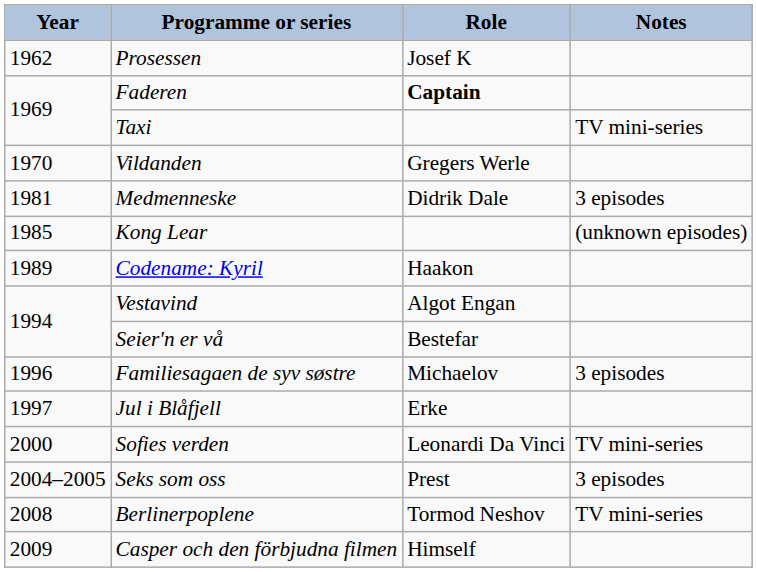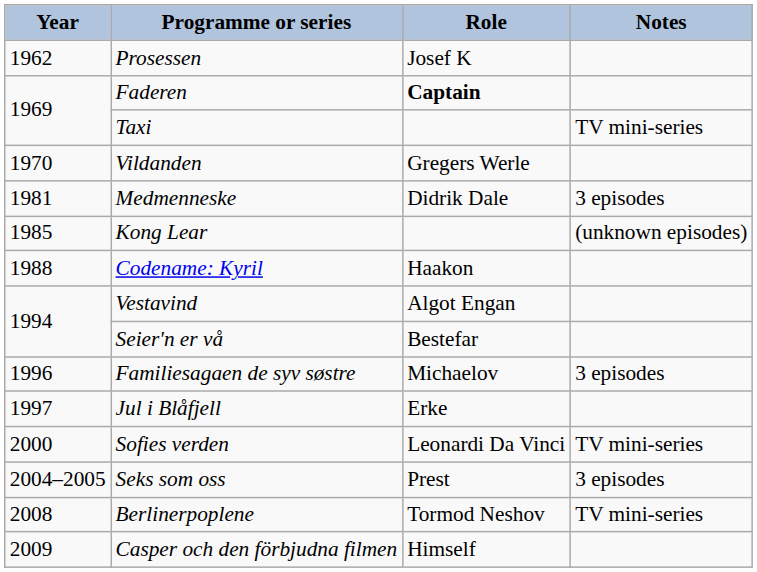(31, 268) 1989 -> (31, 268) 1988
